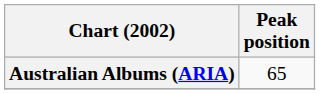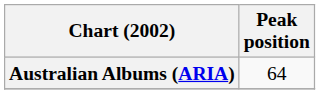(277, 72) 65 -> (277, 72) 64
